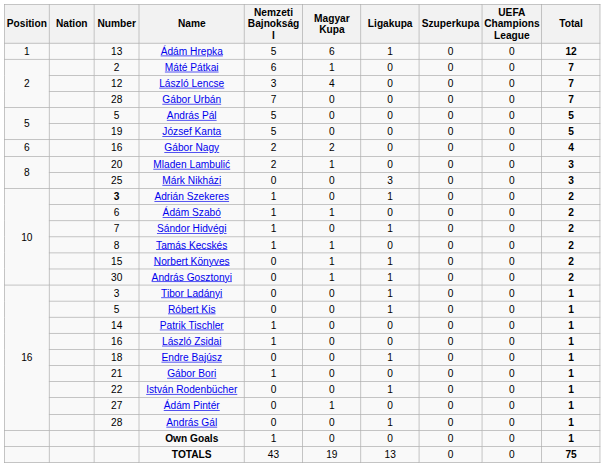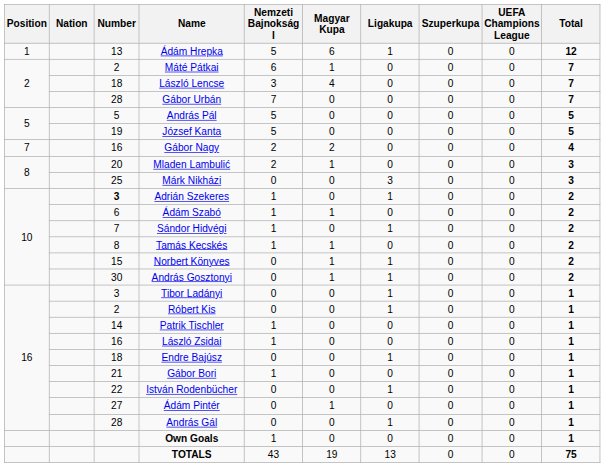(117, 84) 12 -> (117, 84) 18
(27, 148) 6 -> (27, 148) 7
(117, 309) 5 -> (117, 309) 2
